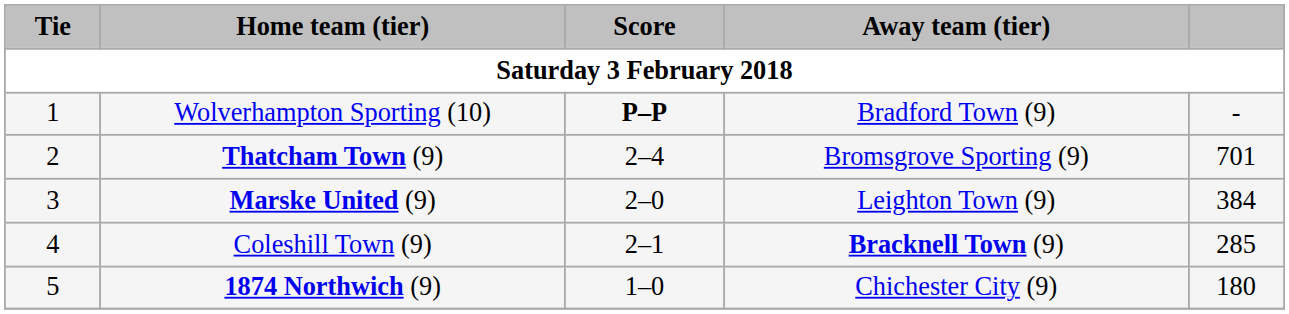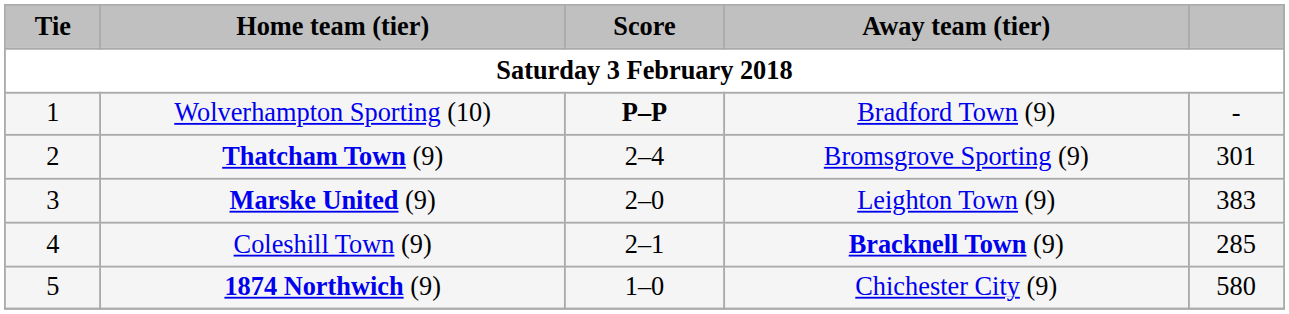(1236, 157) 701 -> (1236, 157) 301
(1236, 200) 384 -> (1236, 200) 383
(1236, 287) 180 -> (1236, 287) 580
